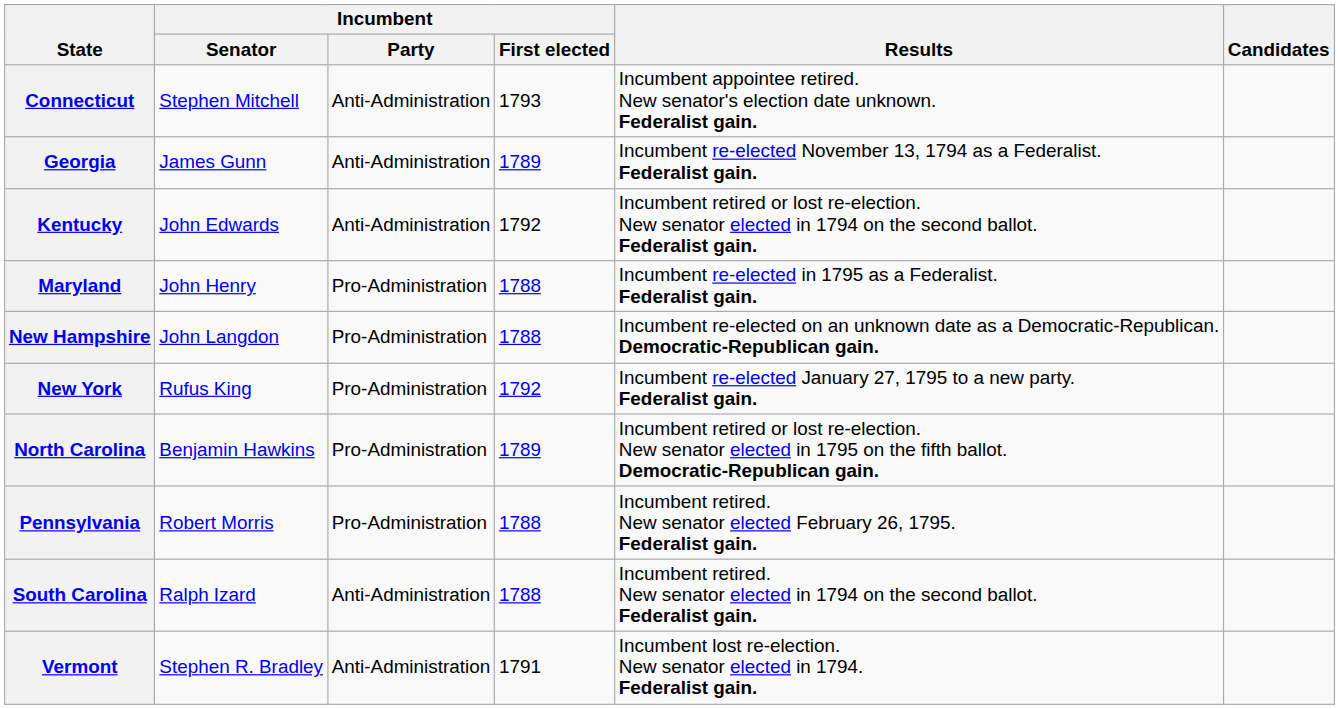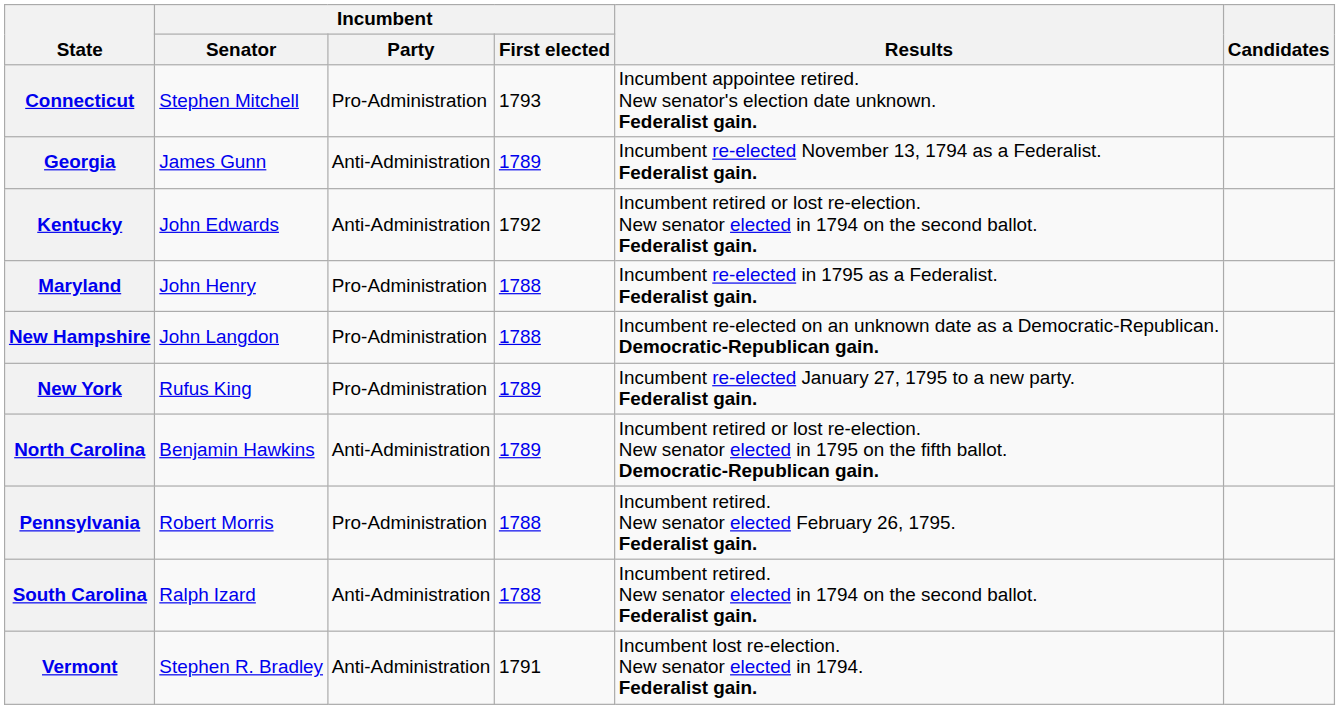(411, 100) Anti-Administration -> (409, 100) Pro-Administration
(520, 388) 1792 -> (520, 388) 1789
(409, 450) Pro-Administration -> (411, 450) Anti-Administration
